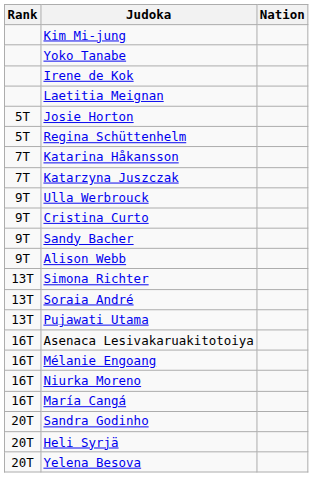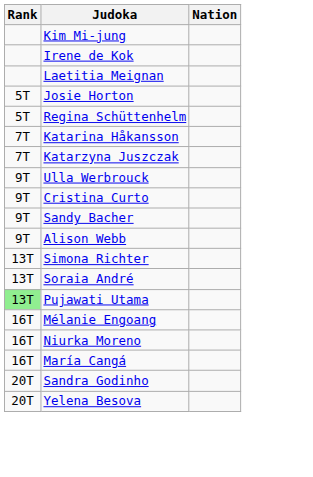- row: (85, 55)
(22, 320) no background -> (22, 299) lightgreen background
- row: (149, 340)
- row: (81, 442)
